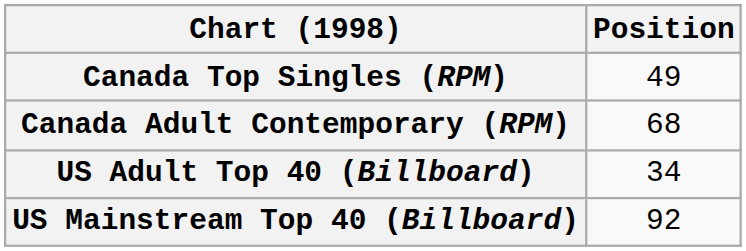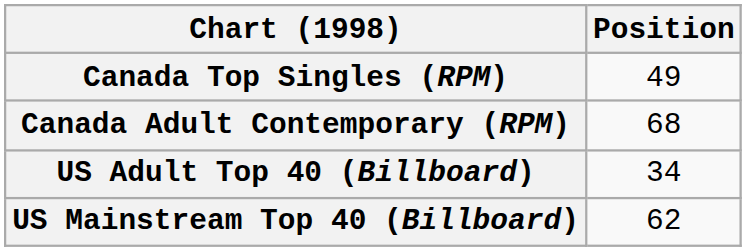(664, 222) 92 -> (664, 222) 62
